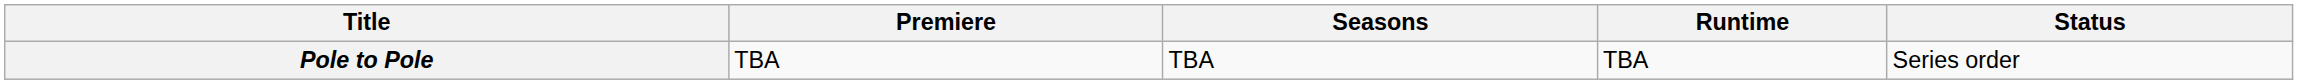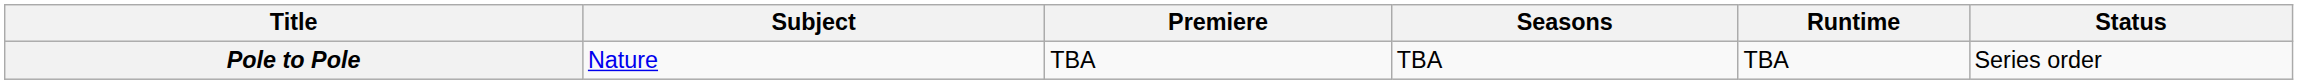+ column: (814, 23)
